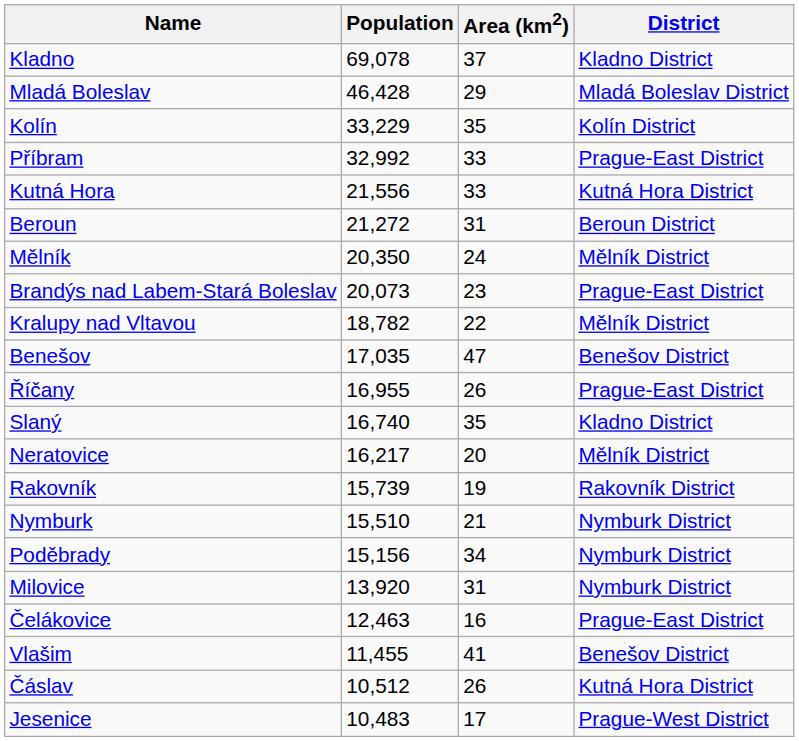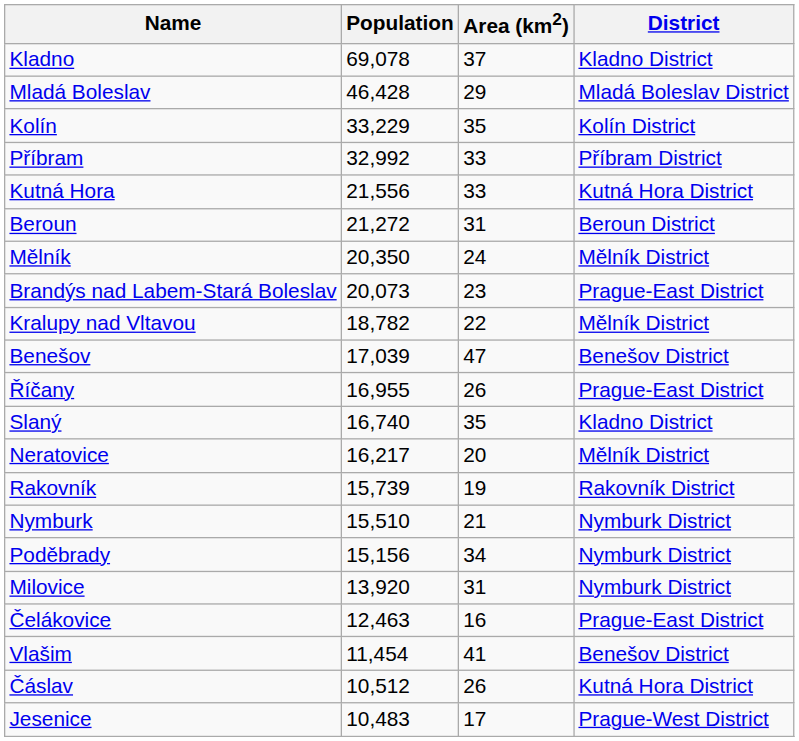(671, 158) Prague-East District -> (650, 158) Příbram District
(378, 356) 17,035 -> (378, 356) 17,039
(377, 653) 11,455 -> (377, 653) 11,454
